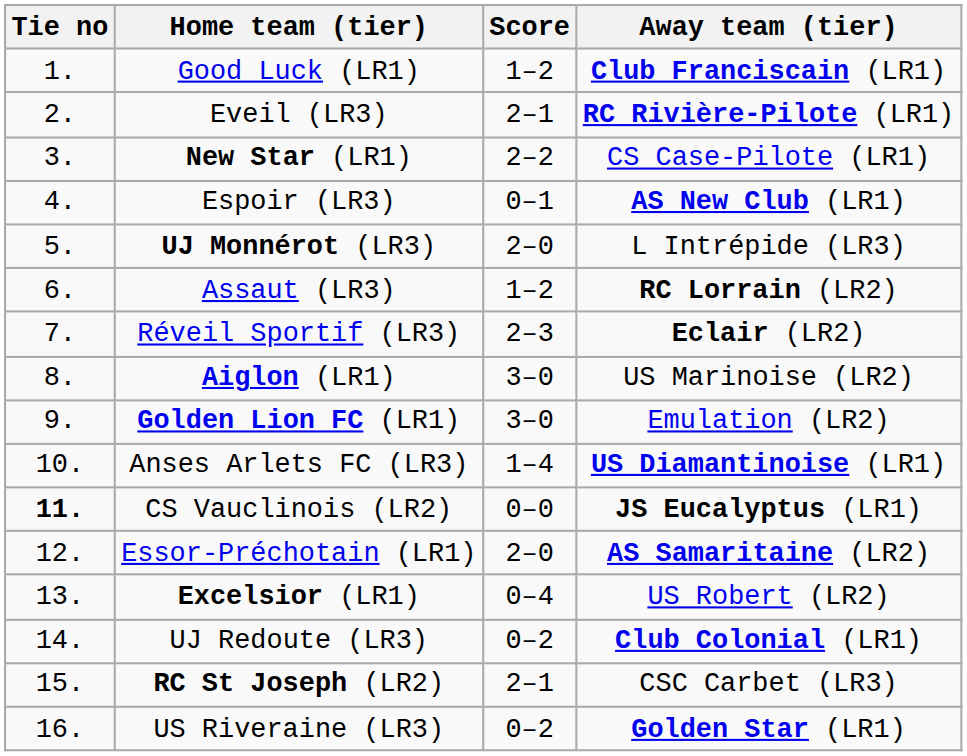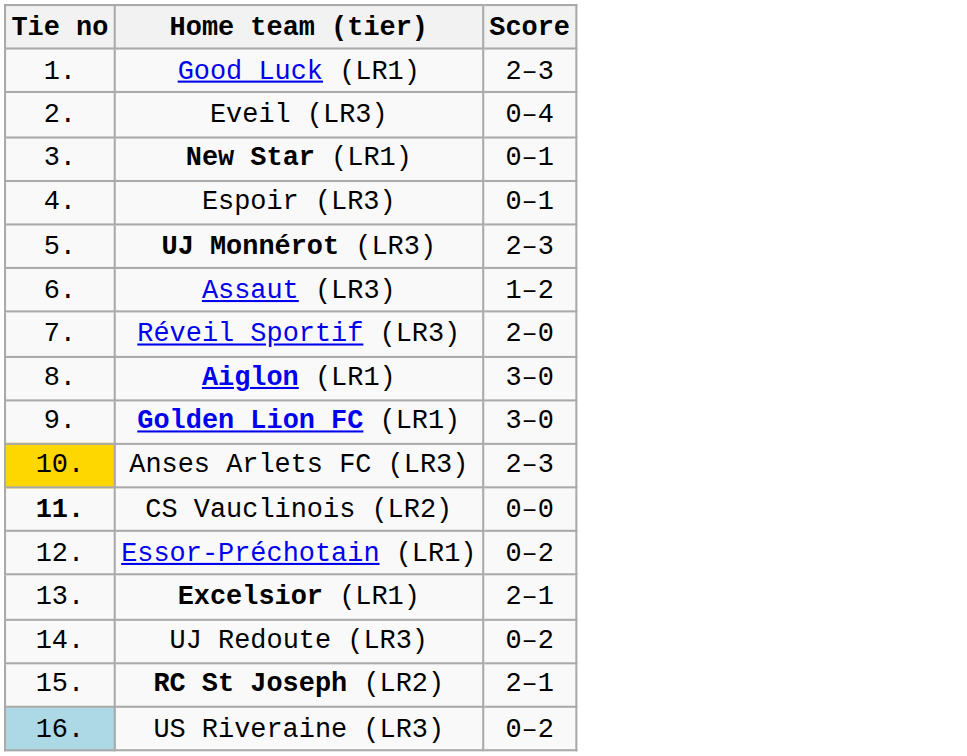- column: (769, 27)
(530, 71) 1–2 -> (530, 71) 2–3
(530, 115) 2–1 -> (530, 115) 0–4
(530, 159) 2–2 -> (530, 159) 0–1
(530, 246) 2–0 -> (530, 246) 2–3
(530, 334) 2–3 -> (530, 334) 2–0
(60, 466) no background -> (60, 466) gold background
(530, 466) 1–4 -> (530, 466) 2–3
(530, 553) 2–0 -> (530, 553) 0–2
(530, 597) 0–4 -> (530, 597) 2–1
(60, 729) no background -> (60, 729) lightblue background
